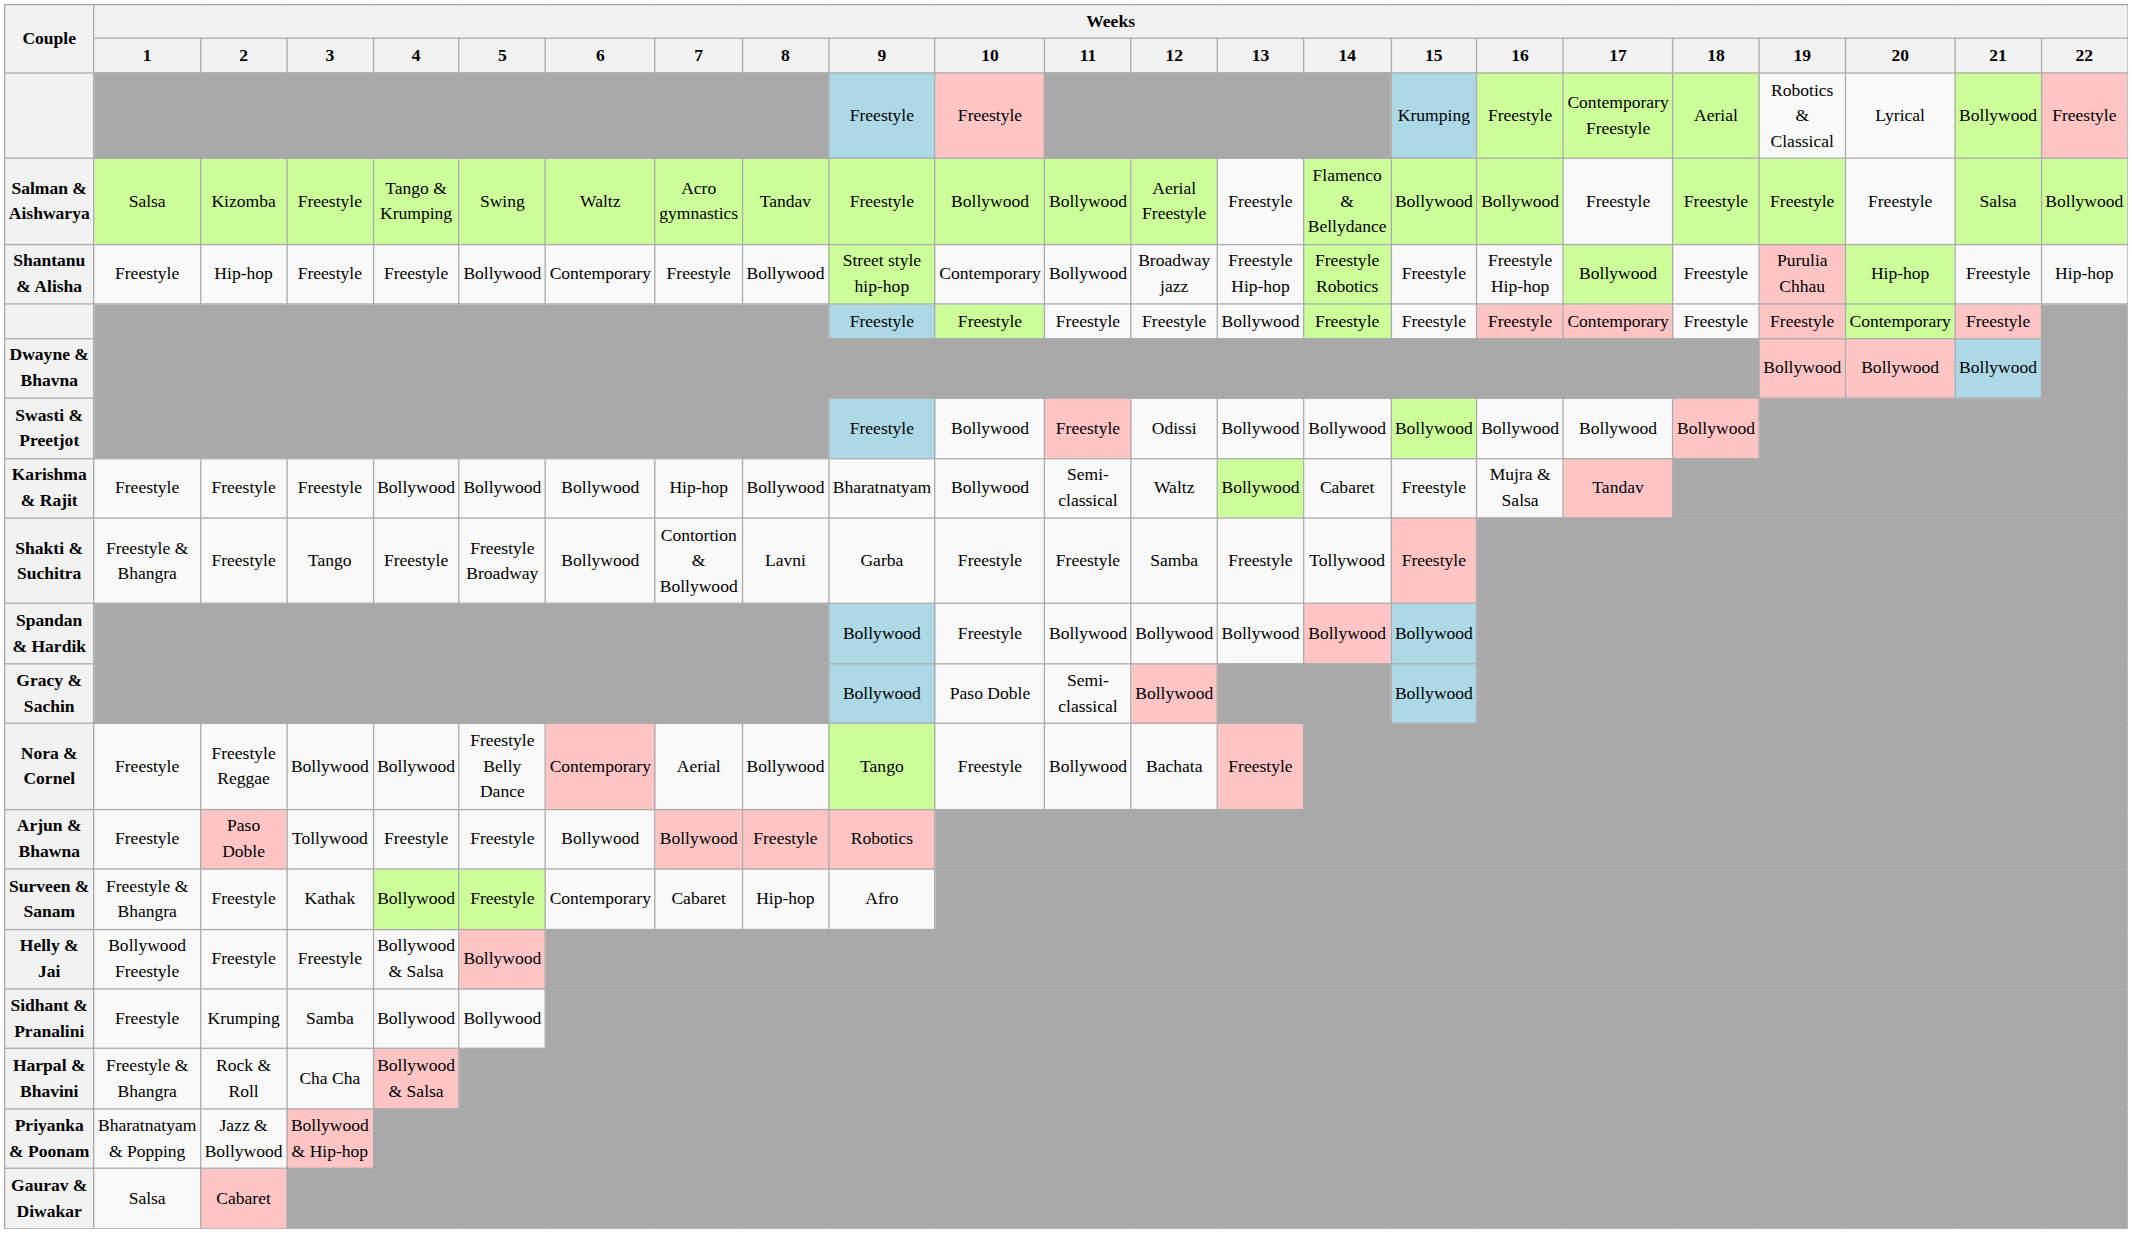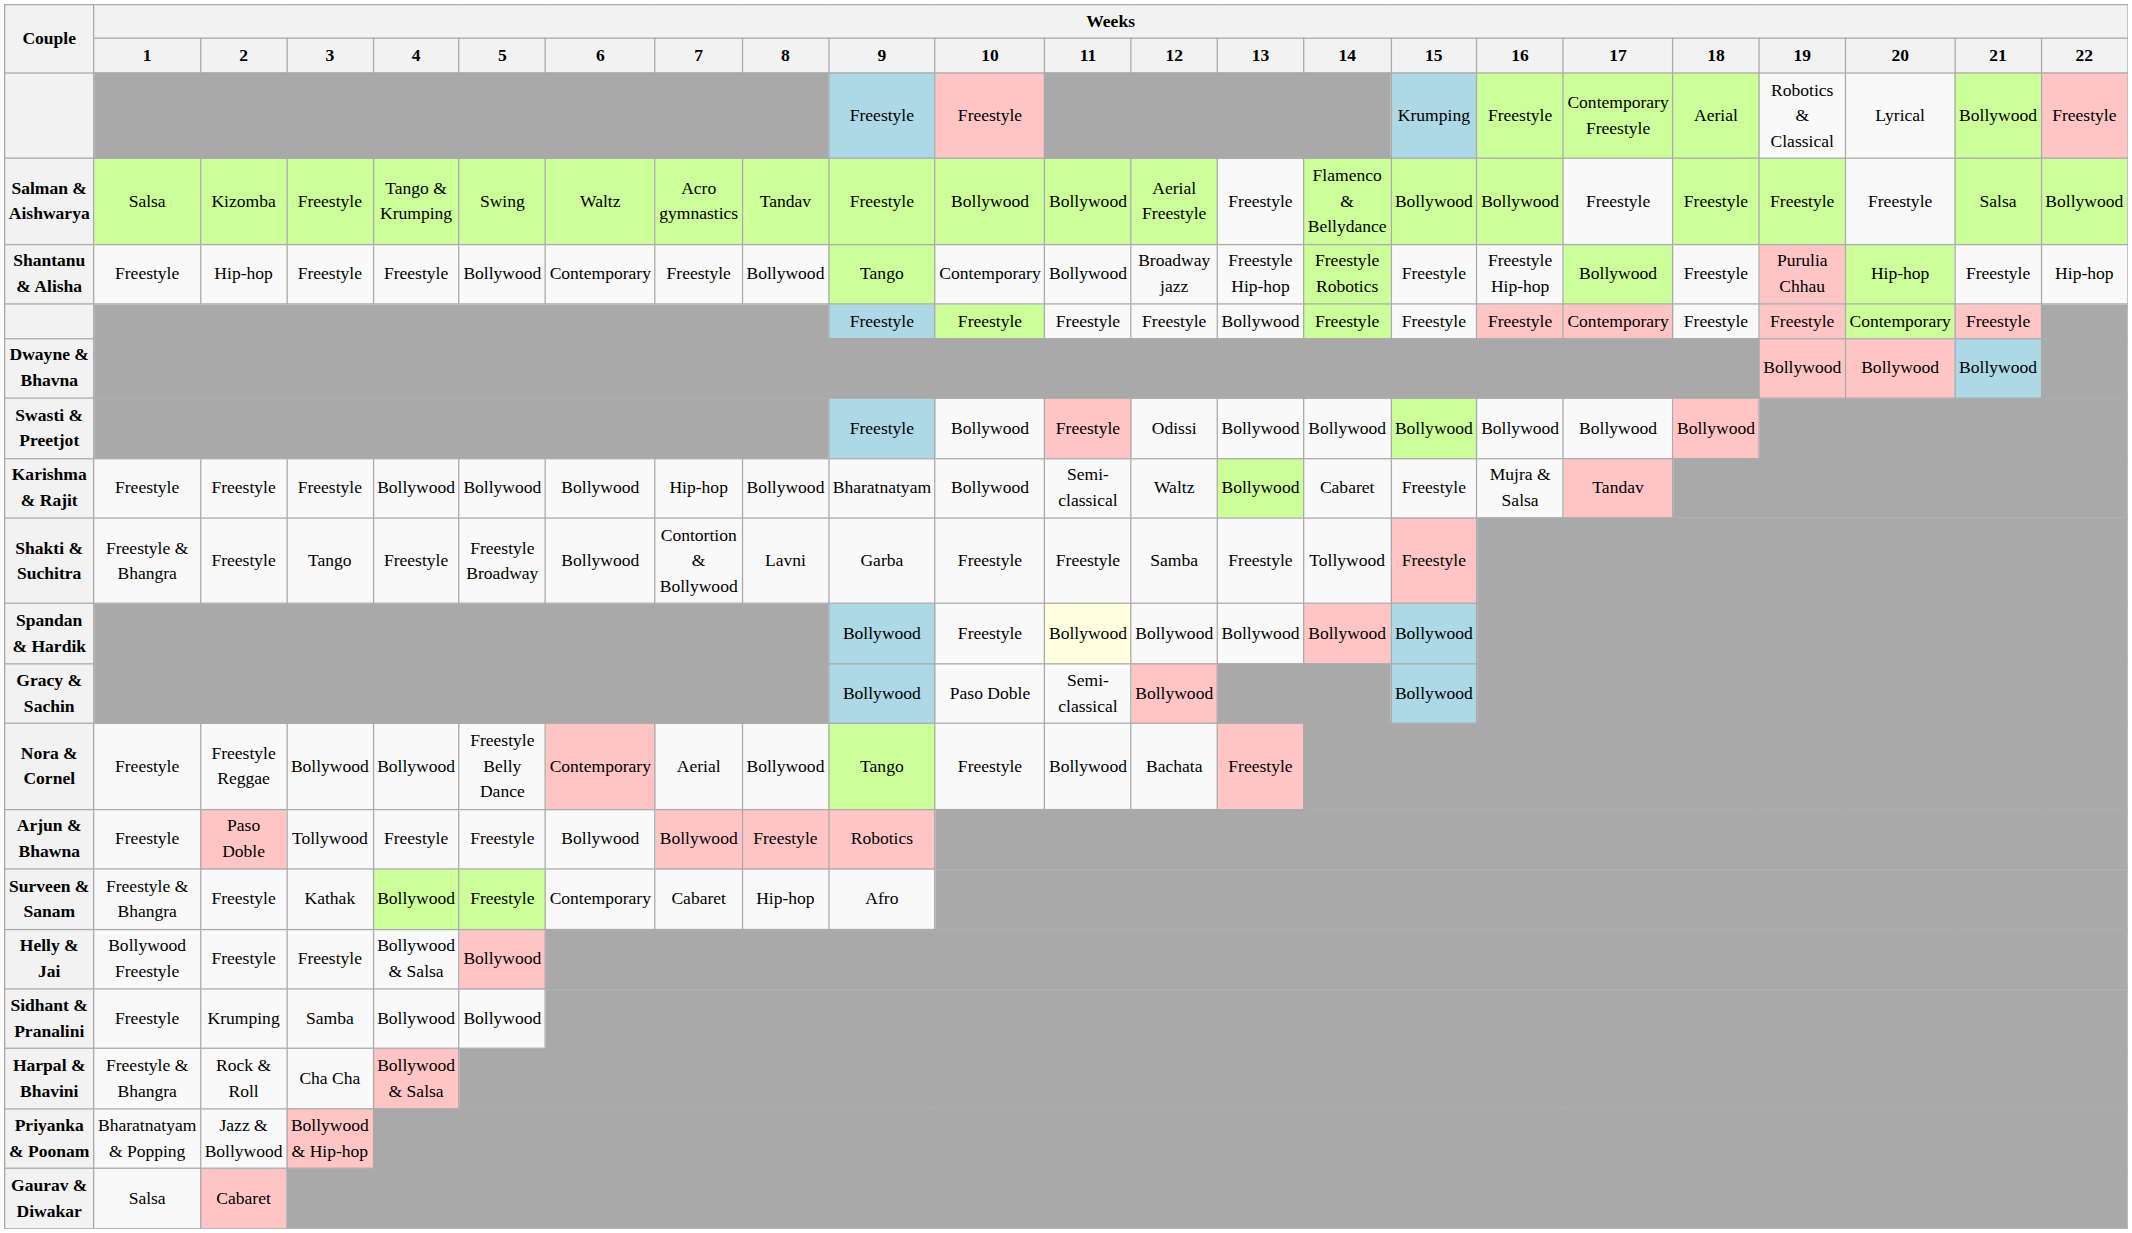(882, 273) Street style hip-hop -> (882, 273) Tango
(1088, 633) no background -> (1088, 633) lightyellow background
